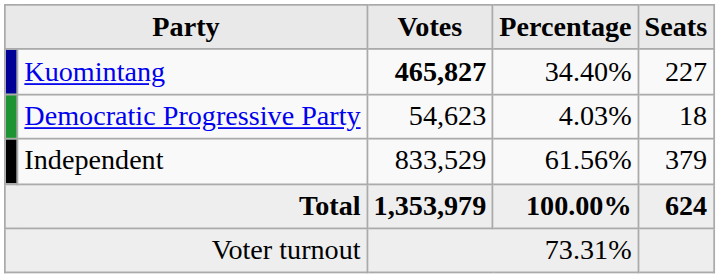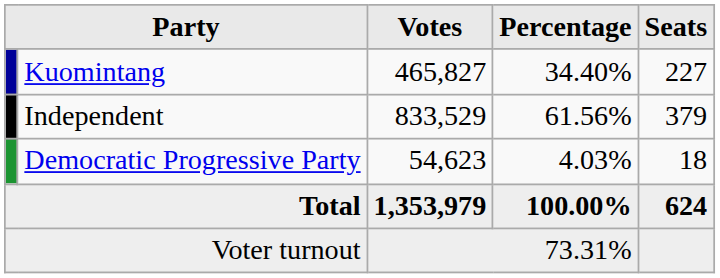(440, 71) bold -> (440, 71) normal
rows swapped: (192, 116) <-> (94, 160)
